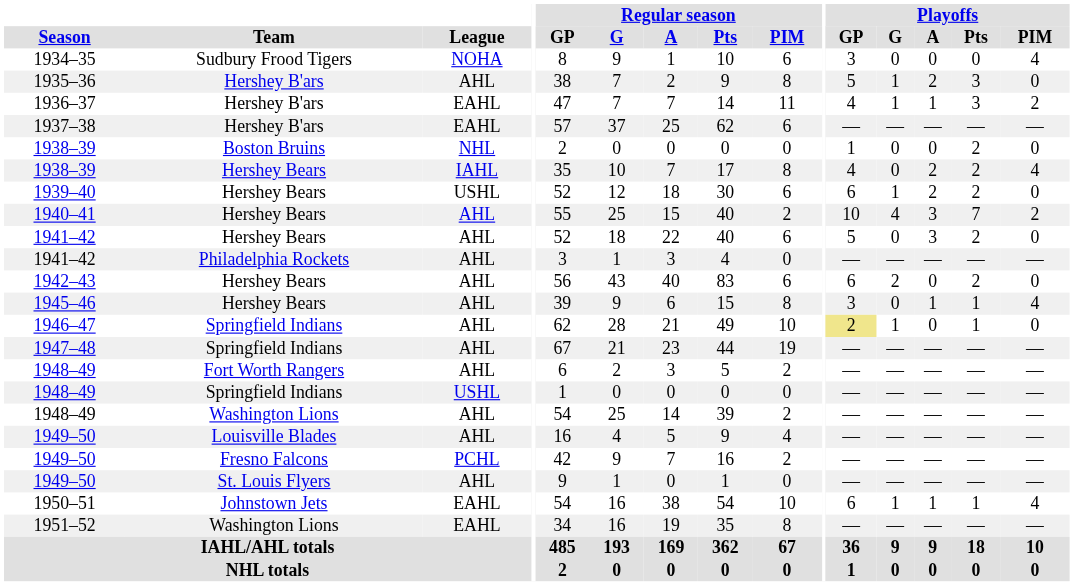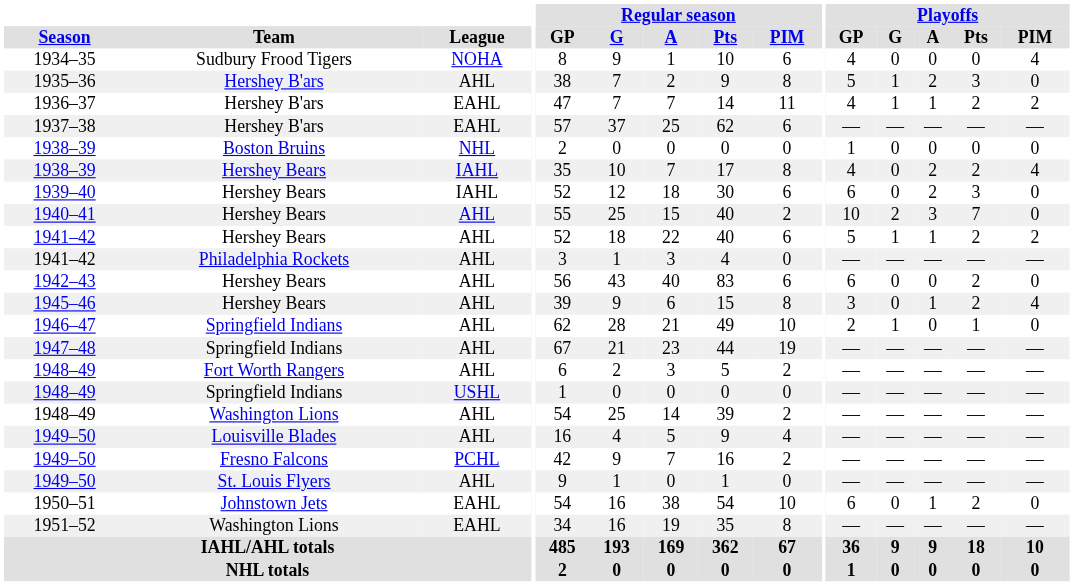(851, 59) 3 -> (851, 59) 4
(976, 103) 3 -> (976, 103) 2
(976, 148) 2 -> (976, 148) 0
(477, 192) USHL -> (477, 192) IAHL
(895, 192) 1 -> (895, 192) 0
(976, 192) 2 -> (976, 192) 3
(895, 214) 4 -> (895, 214) 2
(1035, 214) 2 -> (1035, 214) 0
(895, 237) 0 -> (895, 237) 1
(933, 237) 3 -> (933, 237) 1
(1035, 237) 0 -> (1035, 237) 2
(895, 281) 2 -> (895, 281) 0
(976, 303) 1 -> (976, 303) 2
(851, 325) khaki background -> (851, 325) no background
(895, 503) 1 -> (895, 503) 0
(976, 503) 1 -> (976, 503) 2
(1035, 503) 4 -> (1035, 503) 0
